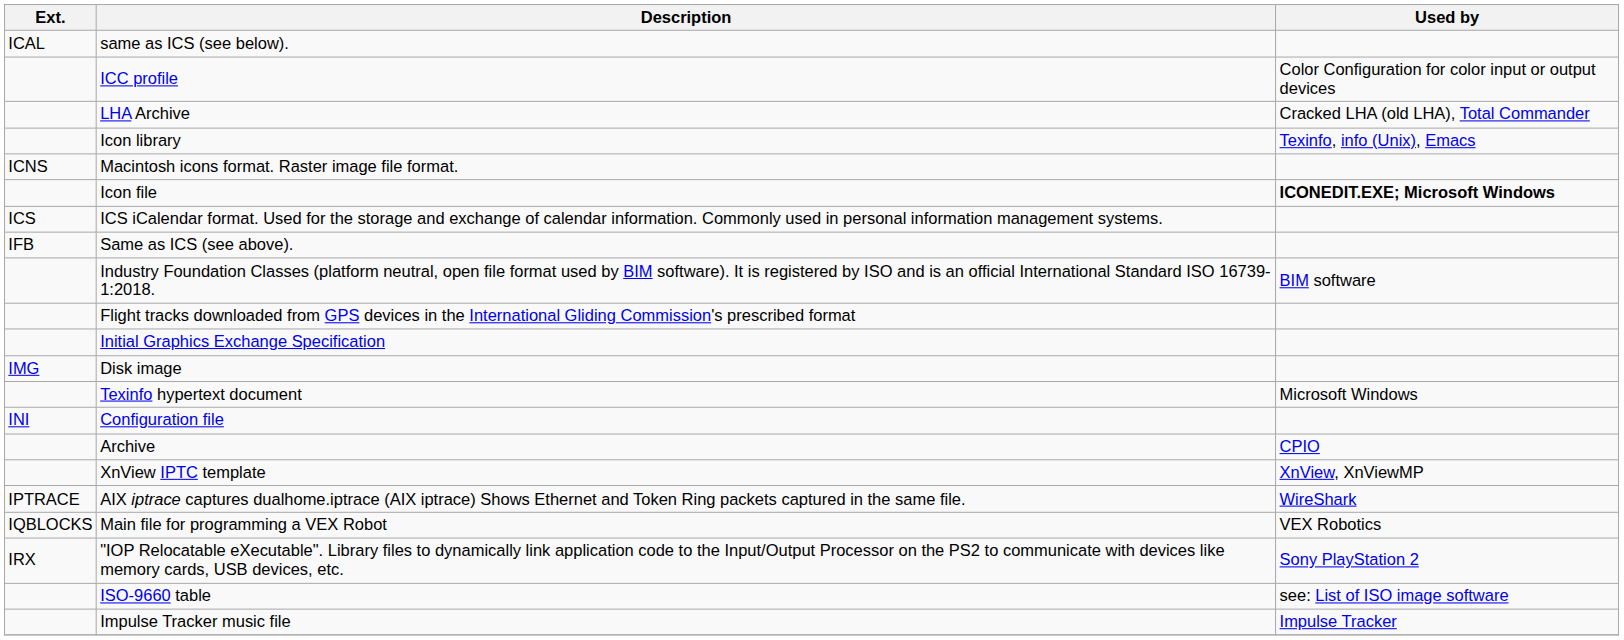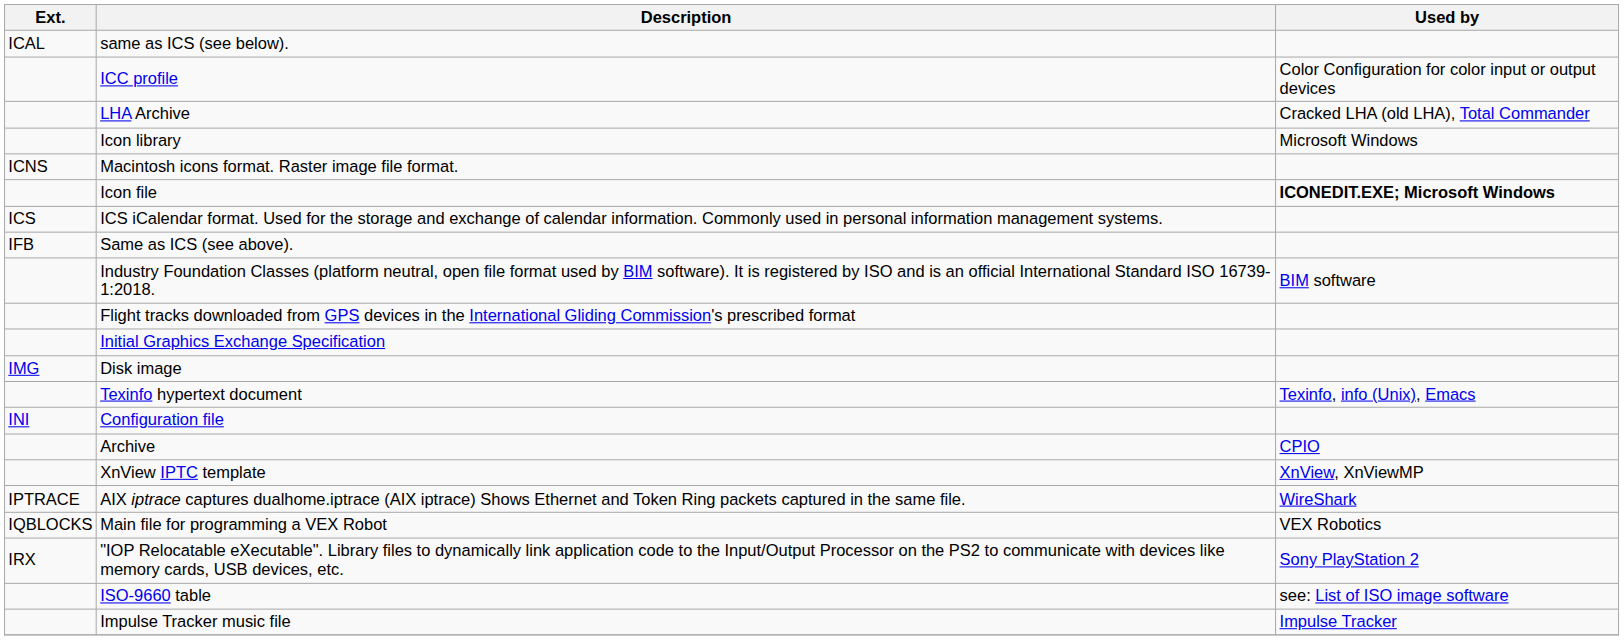(1378, 140) Texinfo, info (Unix), Emacs -> (1349, 140) Microsoft Windows
(1349, 394) Microsoft Windows -> (1378, 394) Texinfo, info (Unix), Emacs
